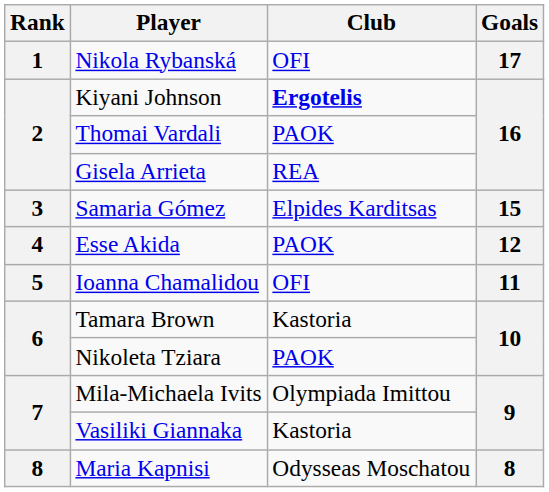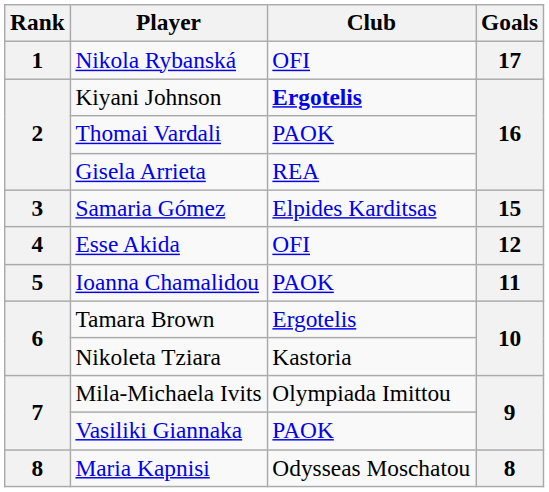(303, 245) PAOK -> (291, 245) OFI
(291, 282) OFI -> (303, 282) PAOK
(312, 319) Kastoria -> (314, 319) Ergotelis
(303, 356) PAOK -> (312, 356) Kastoria
(312, 430) Kastoria -> (303, 430) PAOK
